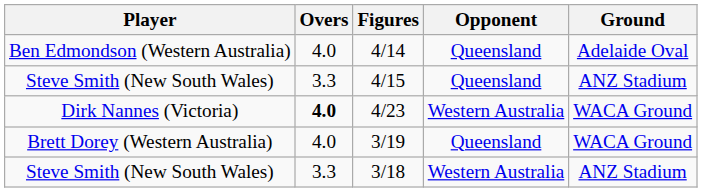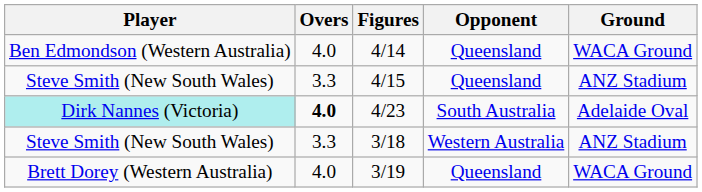(633, 50) Adelaide Oval -> (633, 50) WACA Ground
(150, 111) no background -> (150, 111) paleturquoise background
(496, 111) Western Australia -> (496, 111) South Australia
(633, 111) WACA Ground -> (633, 111) Adelaide Oval
rows swapped: (388, 171) <-> (388, 141)
